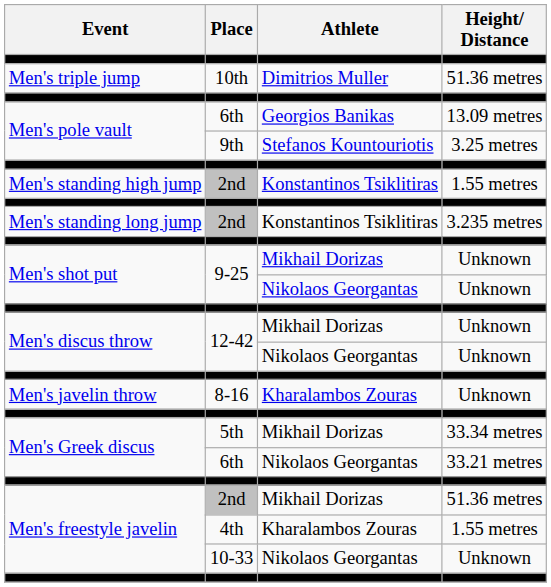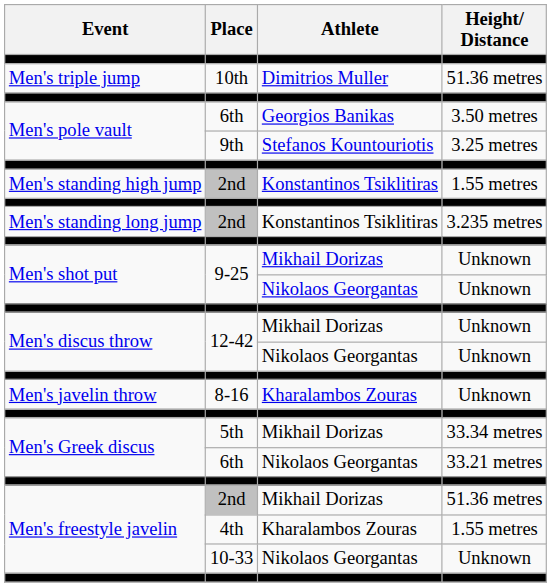(495, 116) 13.09 metres -> (495, 116) 3.50 metres
